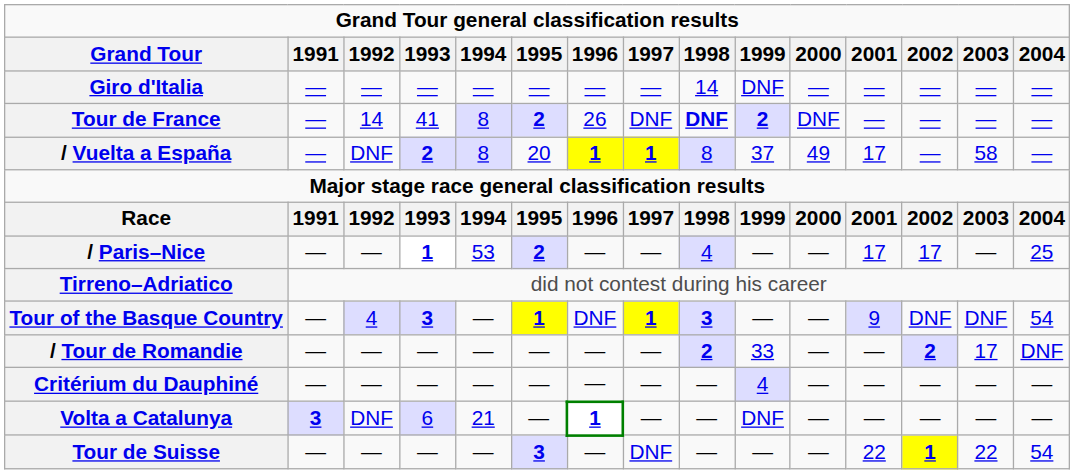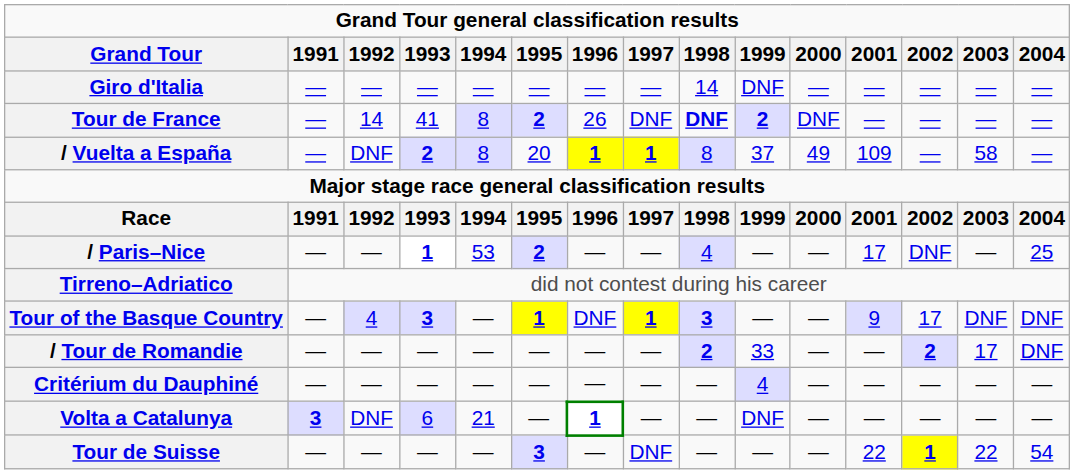(874, 152) 17 -> (874, 152) 109
(930, 251) 17 -> (930, 251) DNF
(930, 317) DNF -> (930, 317) 17
(1042, 317) 54 -> (1042, 317) DNF
